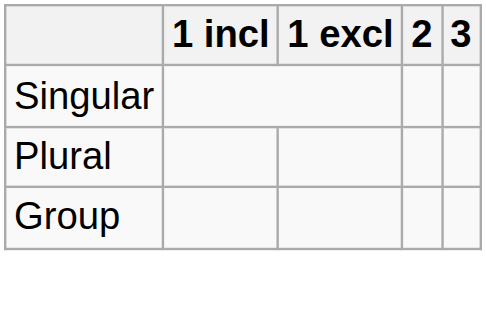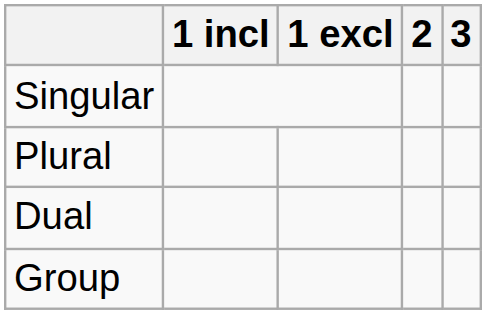+ row: (53, 216)
